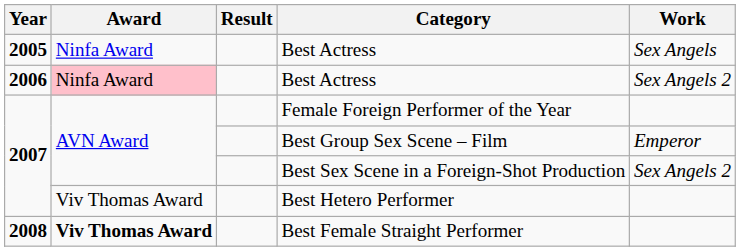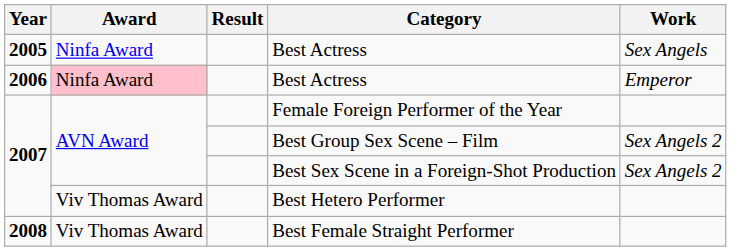(682, 79) Sex Angels 2 -> (658, 79) Emperor
(667, 140) Emperor -> (673, 140) Sex Angels 2
(134, 230) bold -> (129, 230) normal
